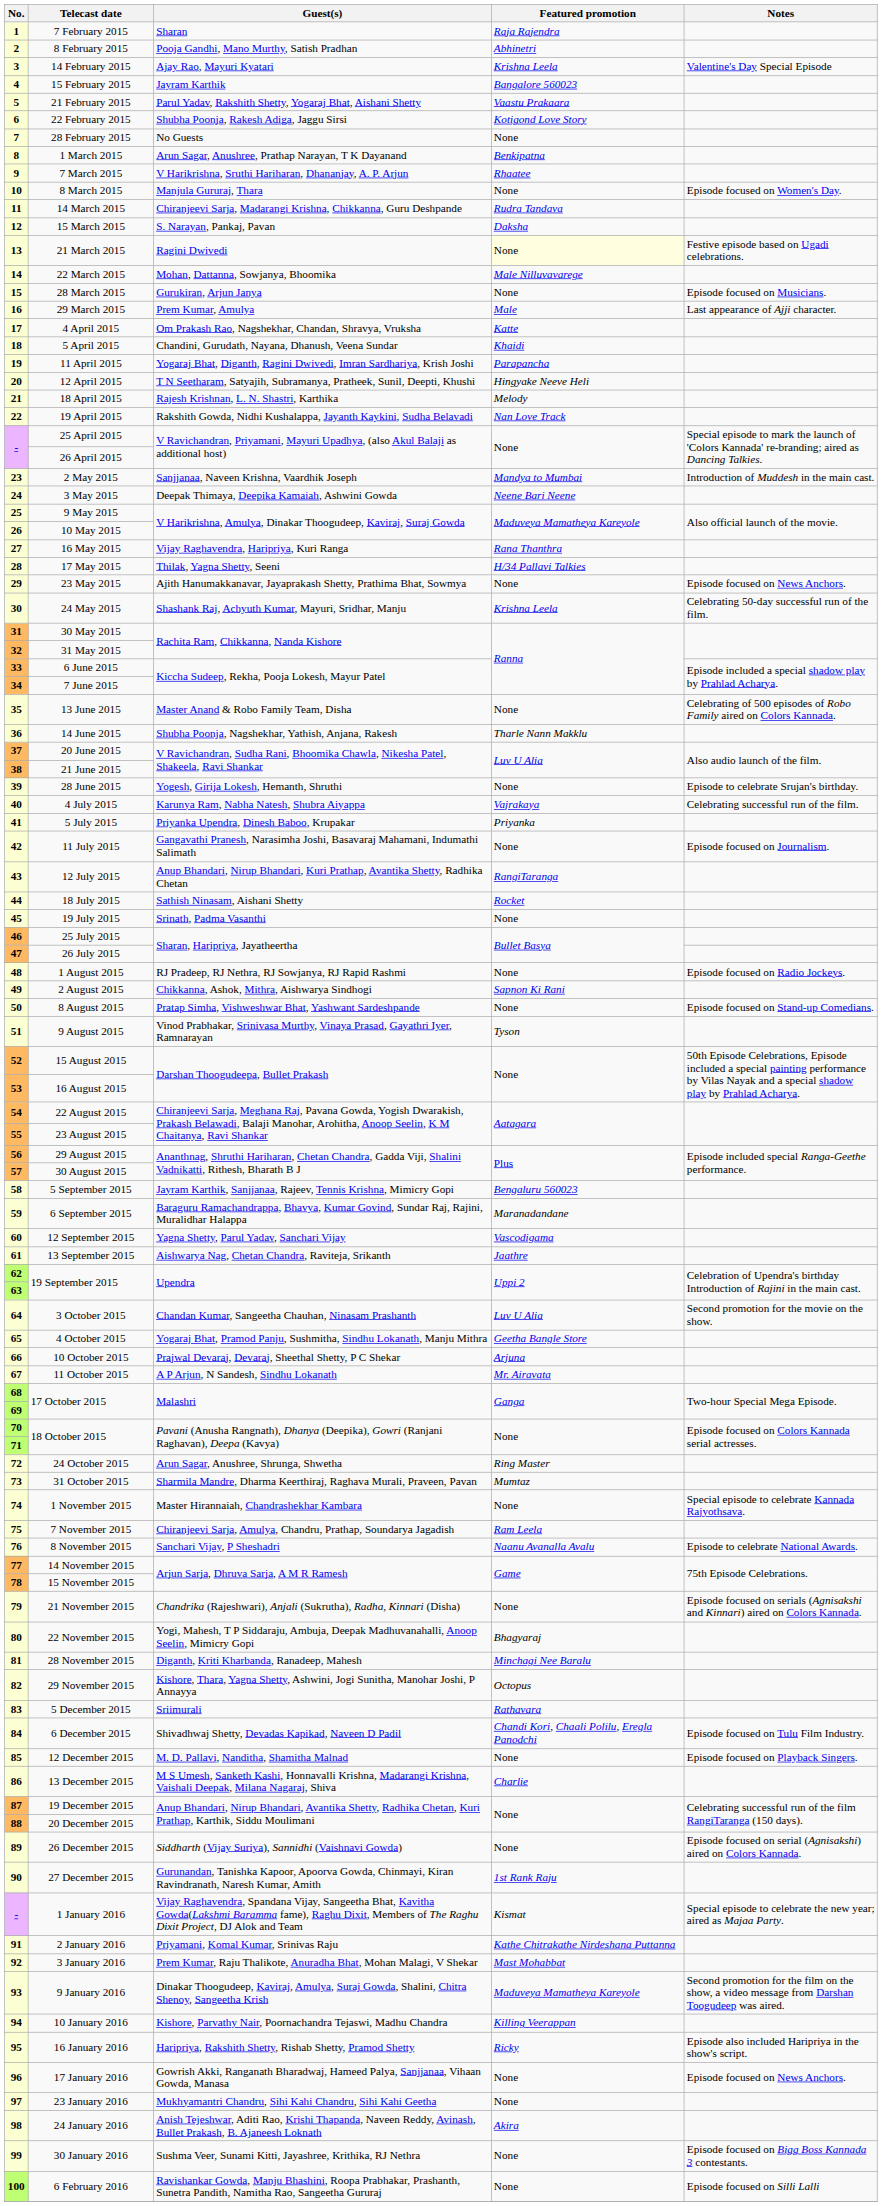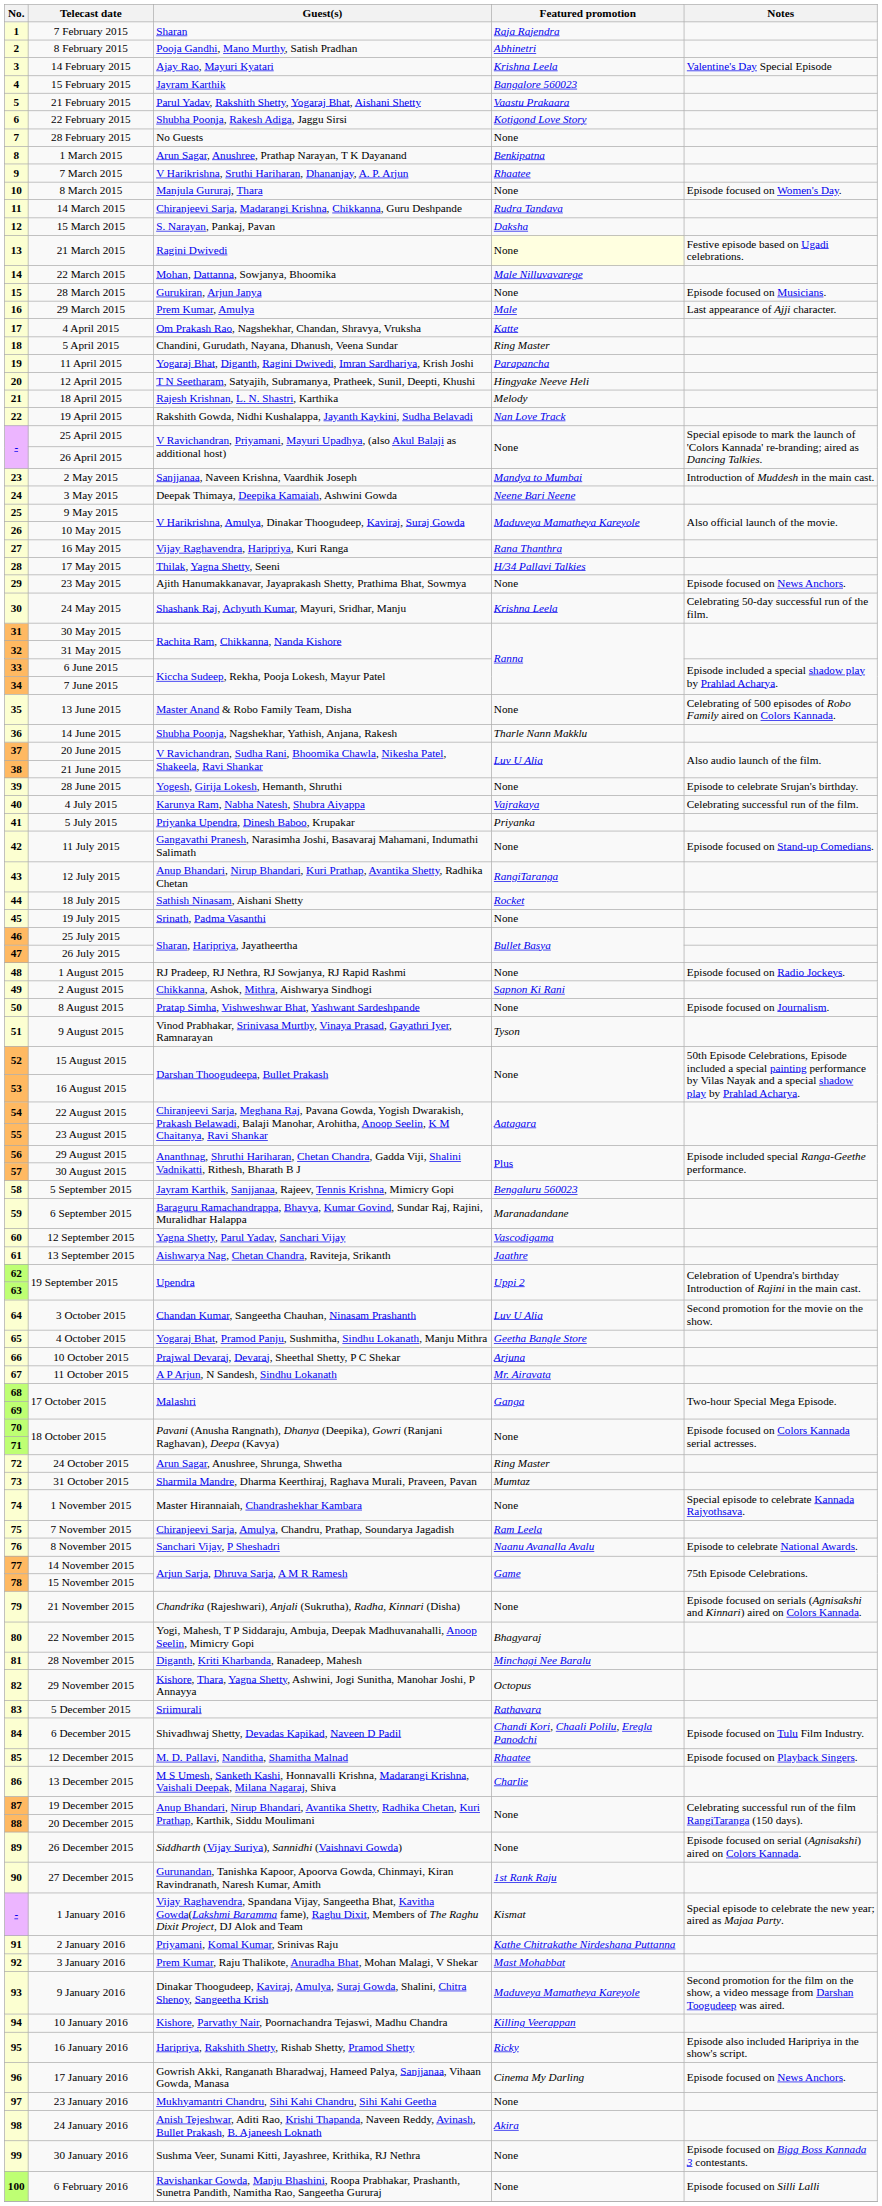(509, 345) Khaidi -> (522, 345) Ring Master
(758, 846) Episode focused on Journalism. -> (780, 846) Episode focused on Stand-up Comedians.
(780, 1007) Episode focused on Stand-up Comedians. -> (758, 1007) Episode focused on Journalism.
(506, 1757) None -> (512, 1757) Rhaatee
(506, 2077) None -> (539, 2077) Cinema My Darling
